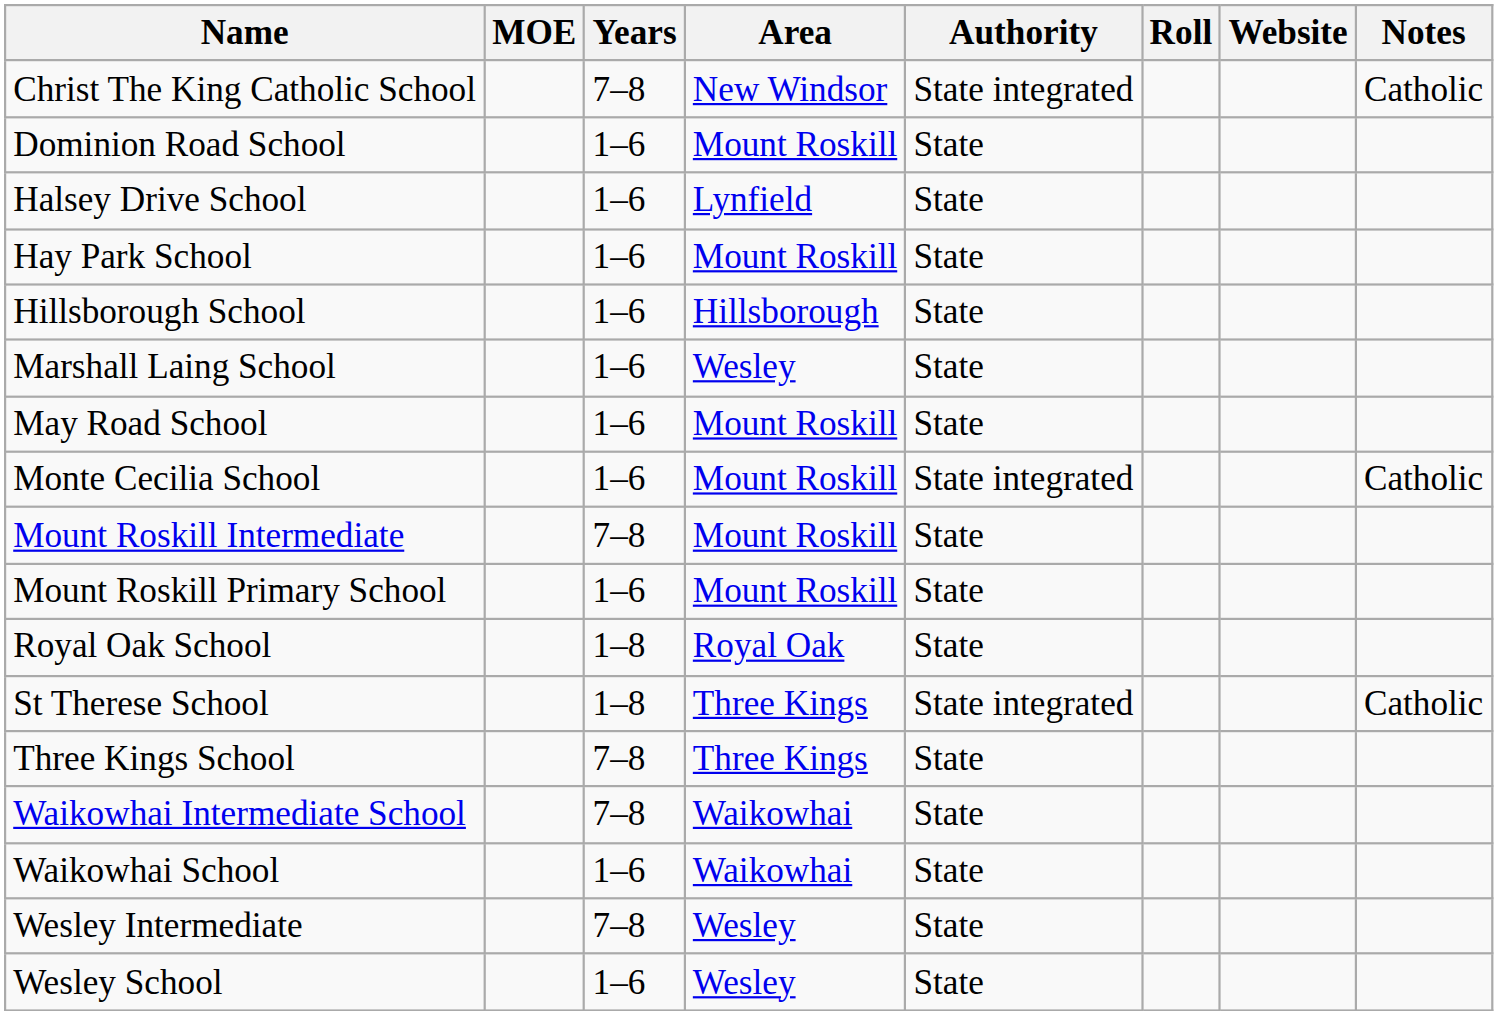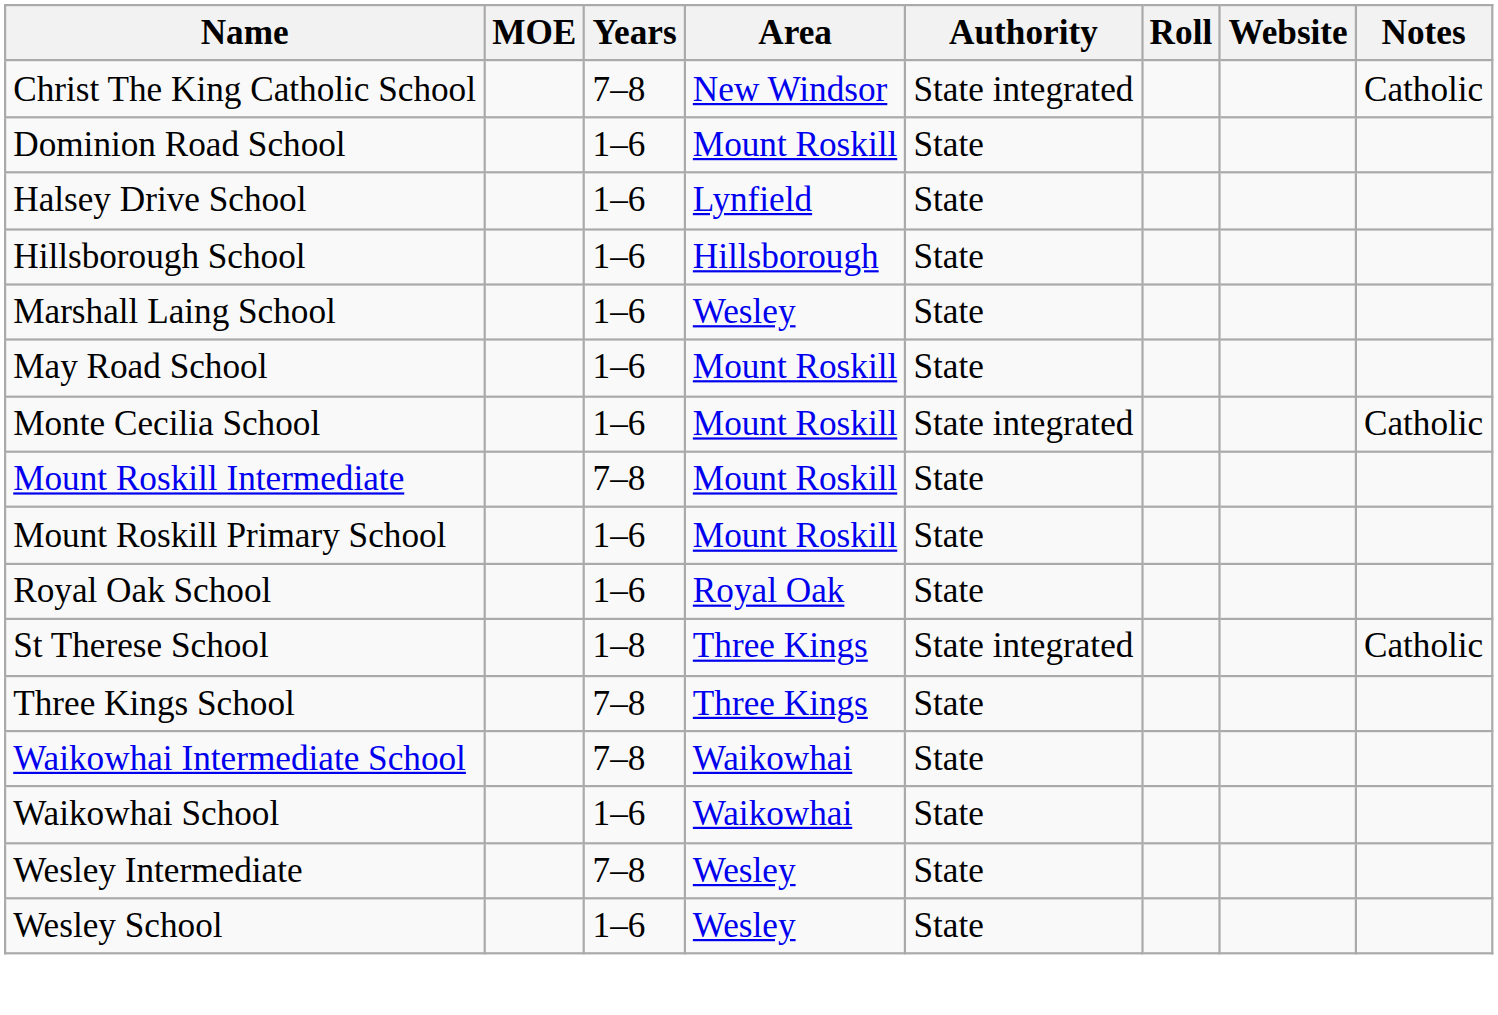- row: (132, 255)
(619, 646) 1–8 -> (619, 590) 1–6
